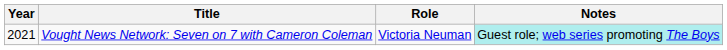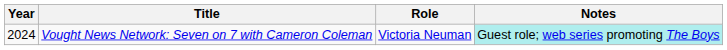(21, 34) 2021 -> (21, 34) 2024
